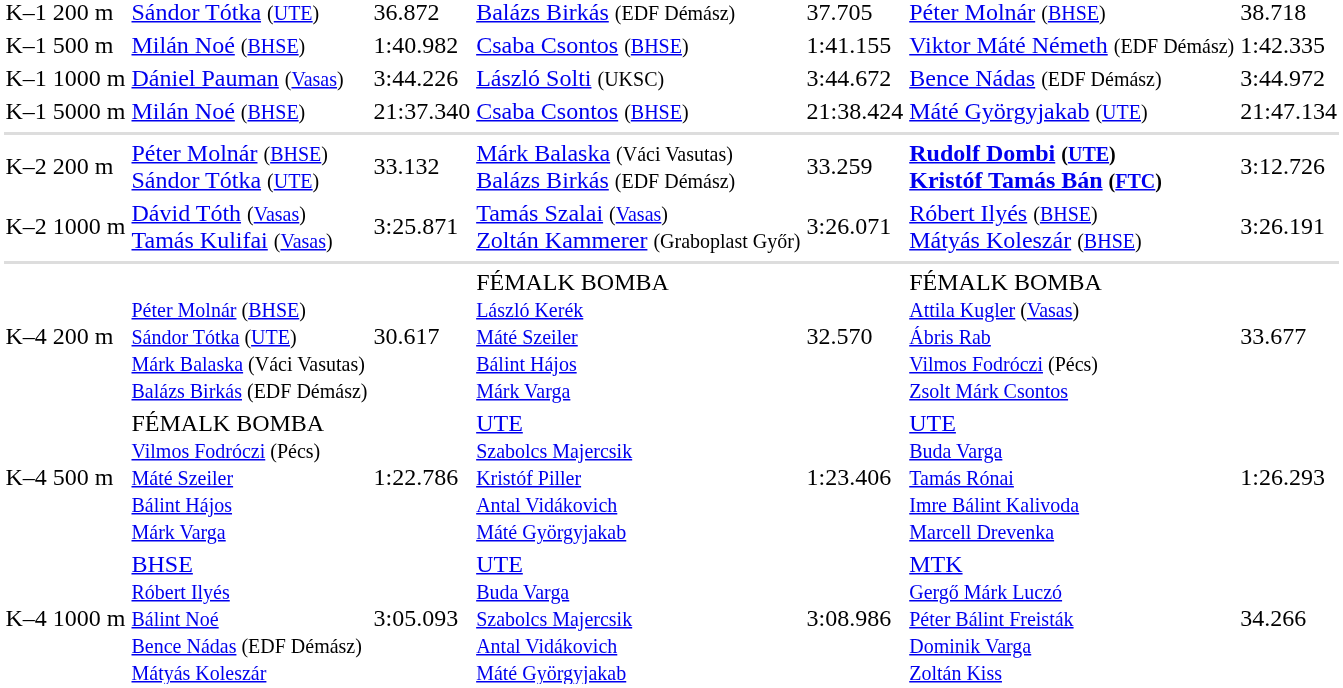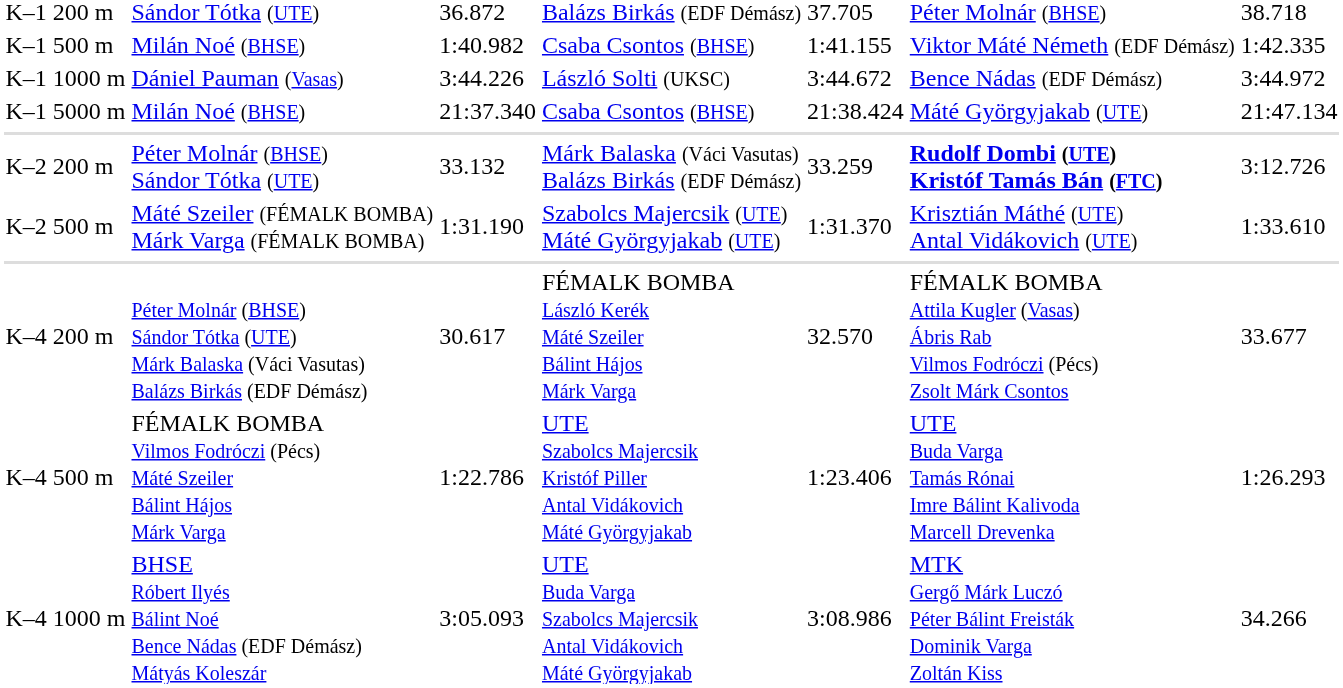+ row: (60, 226)
- row: (66, 226)
